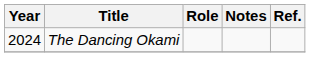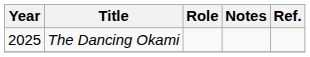(24, 39) 2024 -> (24, 39) 2025
